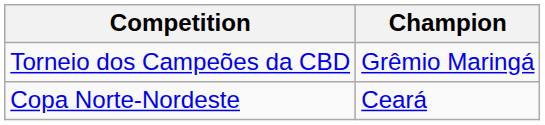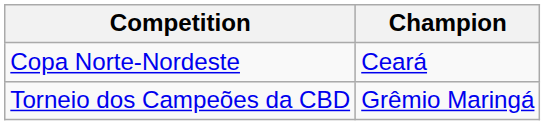rows swapped: (125, 100) <-> (180, 61)
